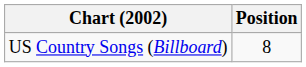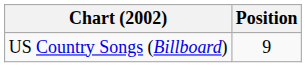(267, 47) 8 -> (267, 47) 9
